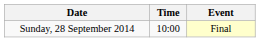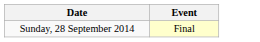- column: (168, 12)
